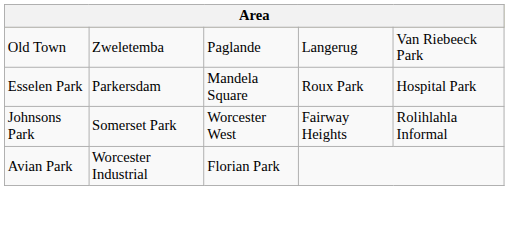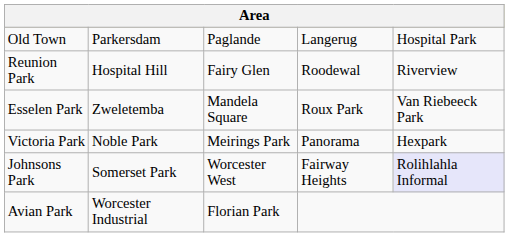(128, 47) Zweletemba -> (126, 39) Parkersdam
(437, 47) Van Riebeeck Park -> (437, 39) Hospital Park
+ row: (32, 70)
(126, 86) Parkersdam -> (128, 109) Zweletemba
(436, 86) Hospital Park -> (437, 109) Van Riebeeck Park
+ row: (46, 141)
(427, 126) no background -> (427, 172) lavender background
